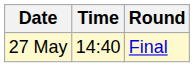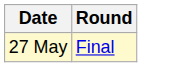- column: (98, 18)
